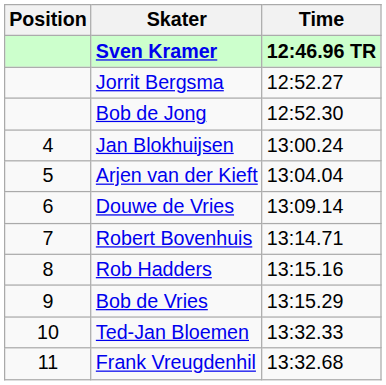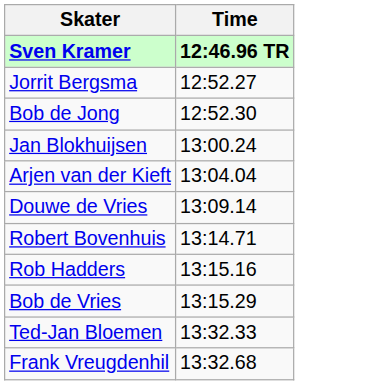- column: (48, 20)
